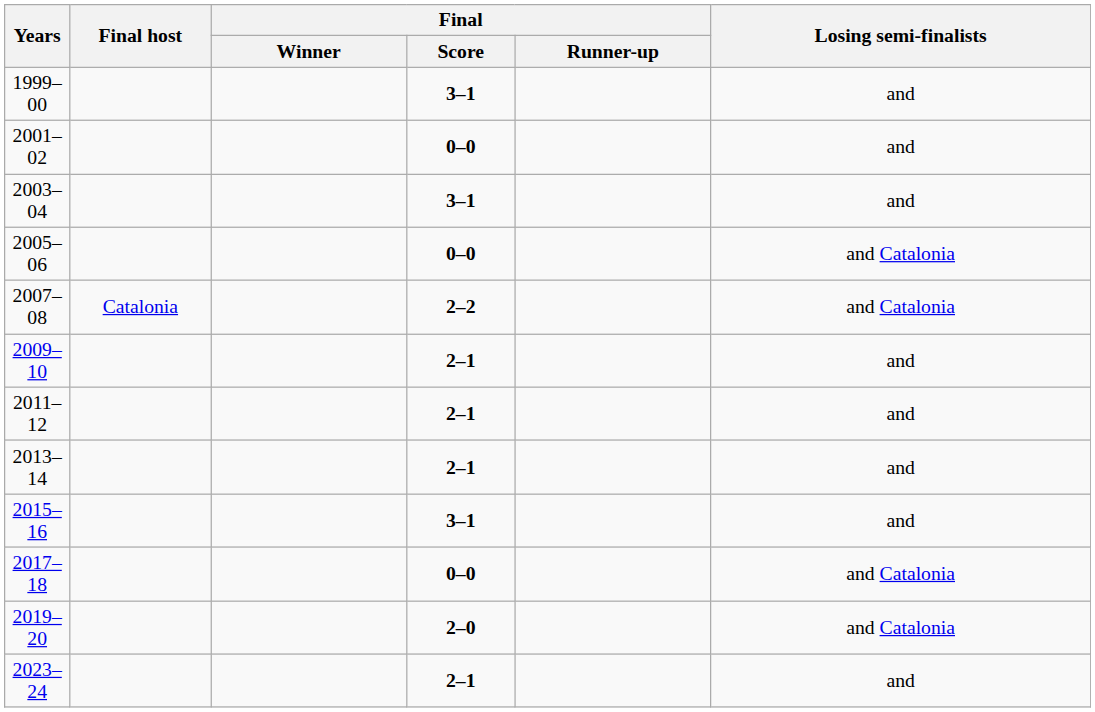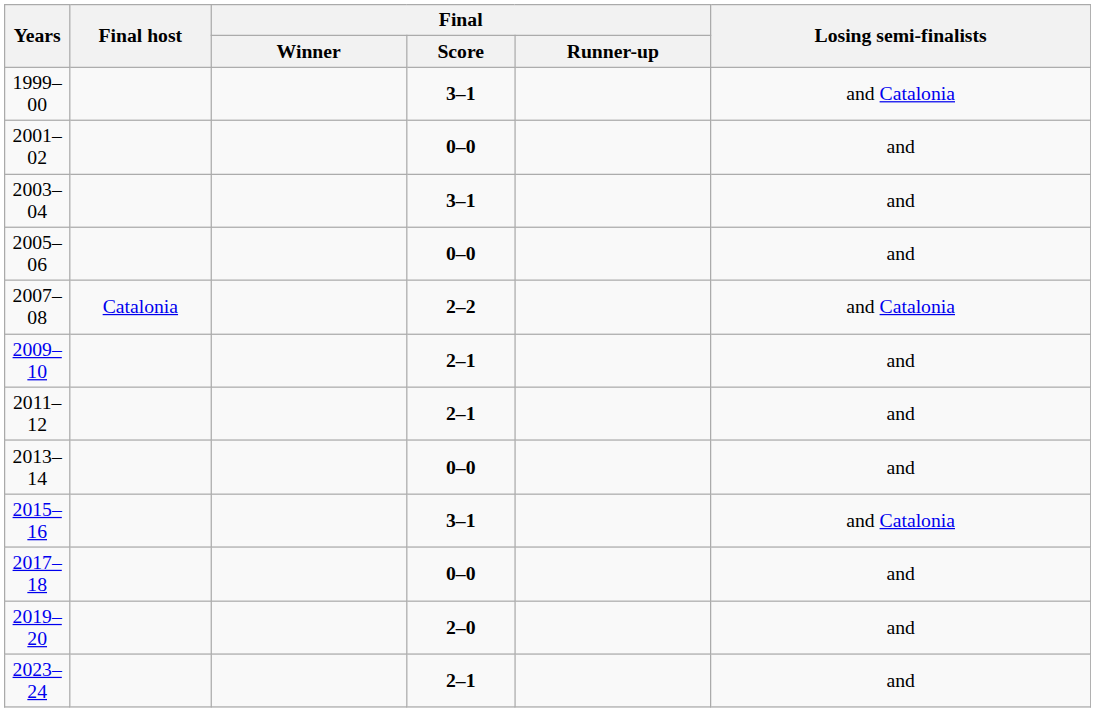(901, 93) and -> (901, 93) and Catalonia
(901, 253) and Catalonia -> (901, 253) and
(461, 467) 2–1 -> (461, 467) 0–0
(901, 520) and -> (901, 520) and Catalonia
(901, 573) and Catalonia -> (901, 573) and
(901, 627) and Catalonia -> (901, 627) and
